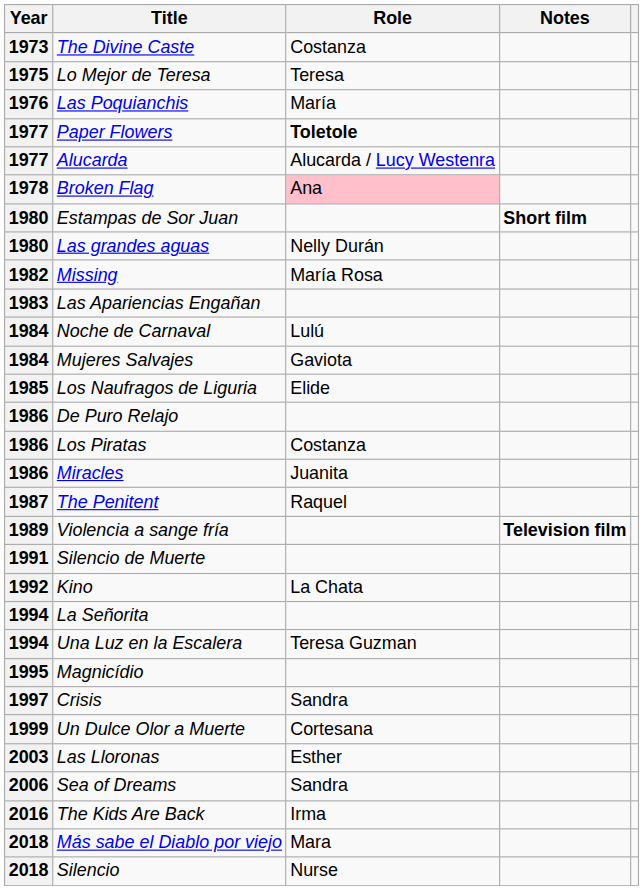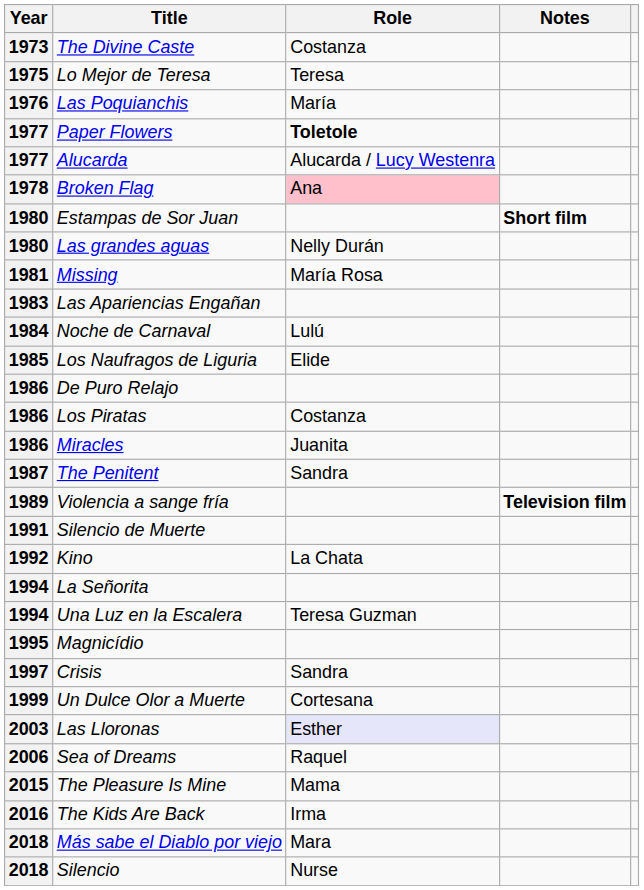(29, 274) 1982 -> (29, 274) 1981
- row: (125, 359)
(319, 501) Raquel -> (319, 473) Sandra
(316, 757) no background -> (316, 729) lavender background
(319, 786) Sandra -> (319, 757) Raquel
+ row: (141, 786)
